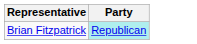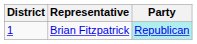+ column: (26, 13)
